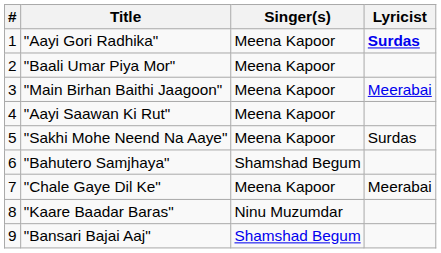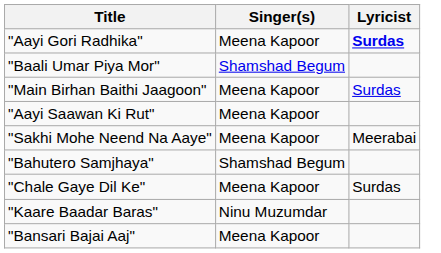- column: (12, 17)
(285, 65) Meena Kapoor -> (282, 65) Shamshad Begum
(400, 90) Meerabai -> (376, 90) Surdas
(392, 138) Surdas -> (384, 138) Meerabai
(400, 187) Meerabai -> (376, 187) Surdas
(298, 236) Shamshad Begum -> (269, 236) Meena Kapoor
